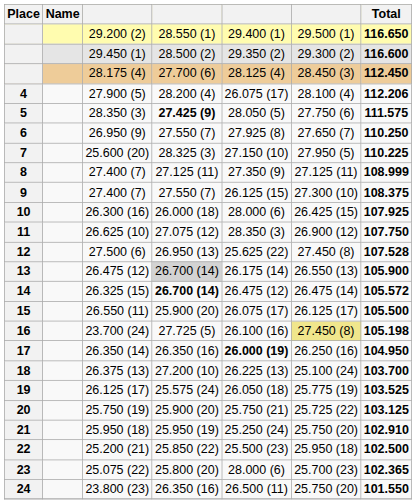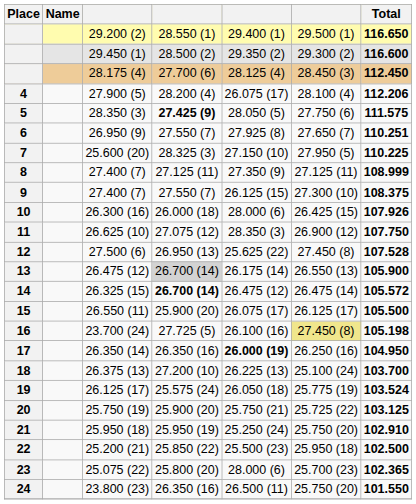(386, 133) 110.250 -> (386, 133) 110.251
(386, 212) 107.925 -> (386, 212) 107.926
(386, 390) 103.525 -> (386, 390) 103.524
